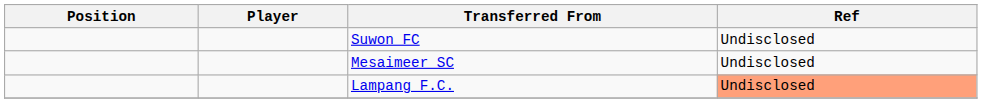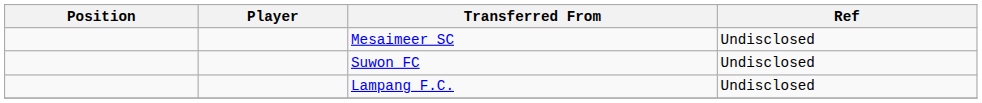rows swapped: (385, 40) <-> (402, 63)
(768, 86) lightsalmon background -> (768, 86) no background
